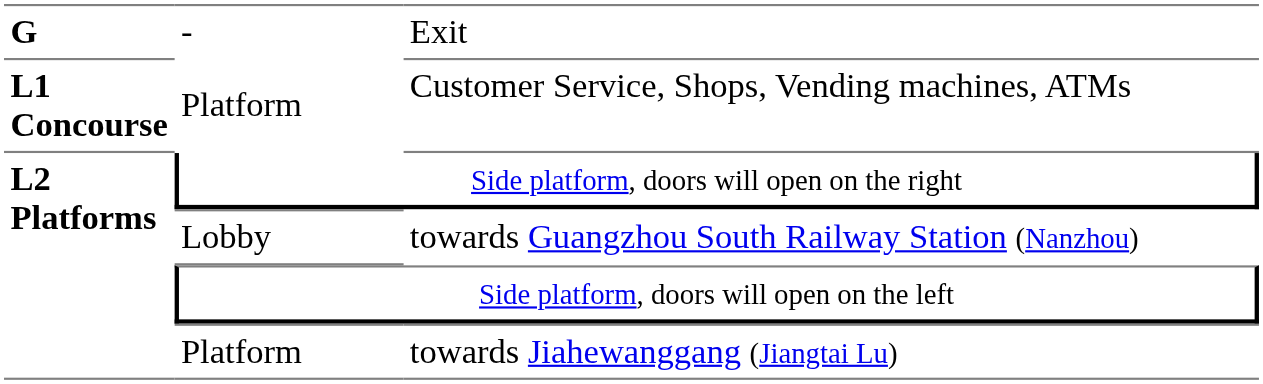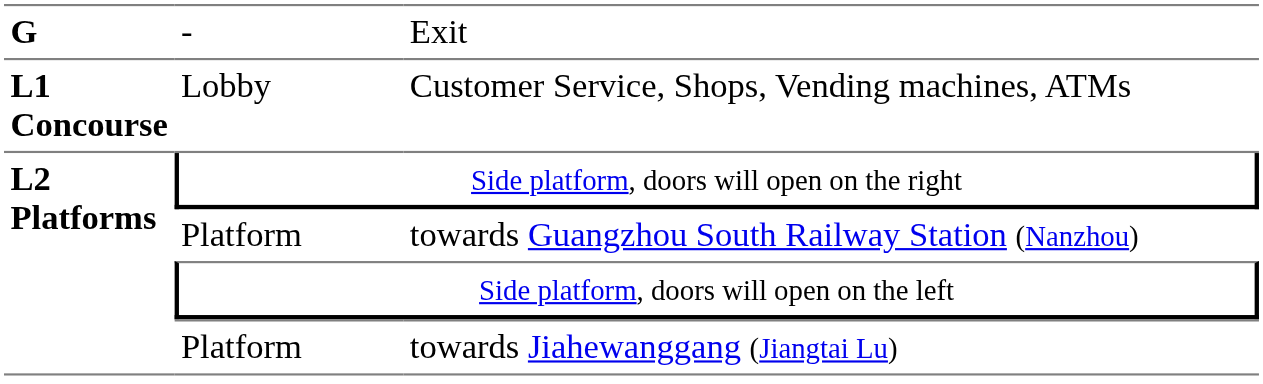(241, 104) Platform -> (226, 85) Lobby
(226, 236) Lobby -> (241, 234) Platform
